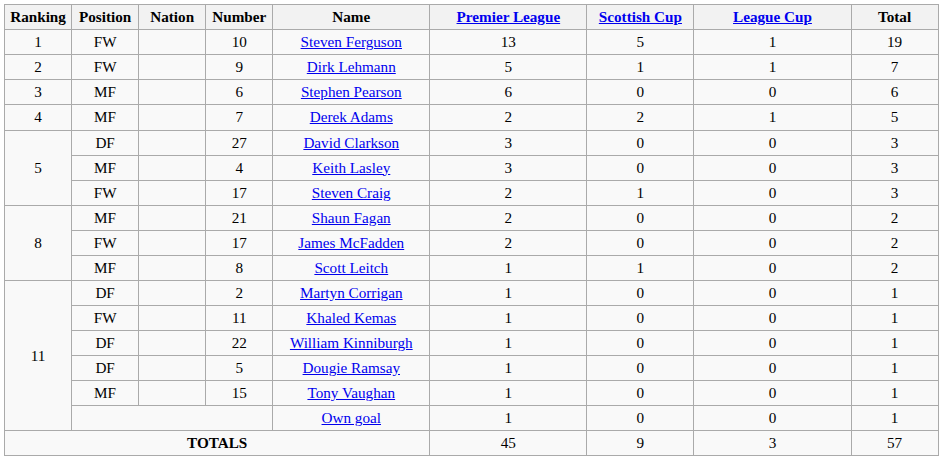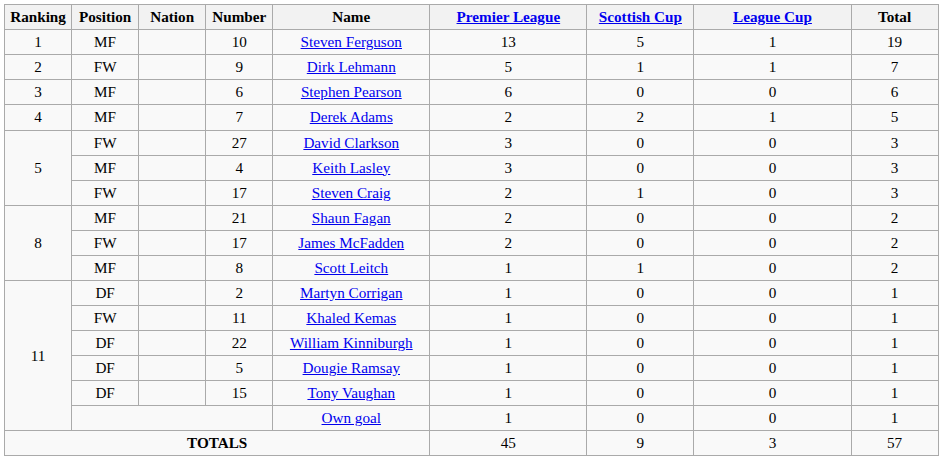(105, 42) FW -> (105, 42) MF
(105, 142) DF -> (105, 142) FW
(105, 393) MF -> (105, 393) DF
